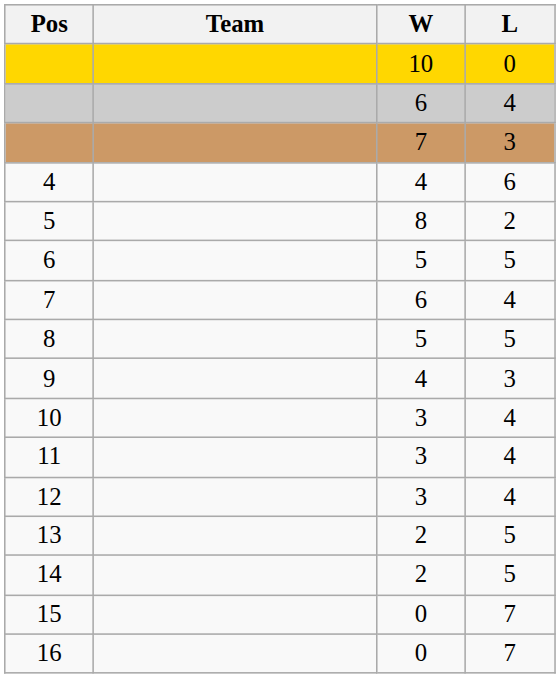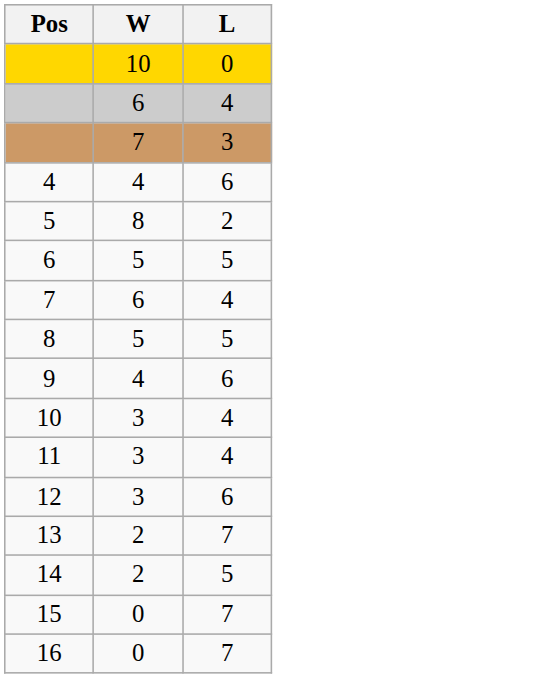- column: (235, 24)
(510, 378) 3 -> (227, 378) 6
(510, 496) 4 -> (227, 496) 6
(510, 535) 5 -> (227, 535) 7
